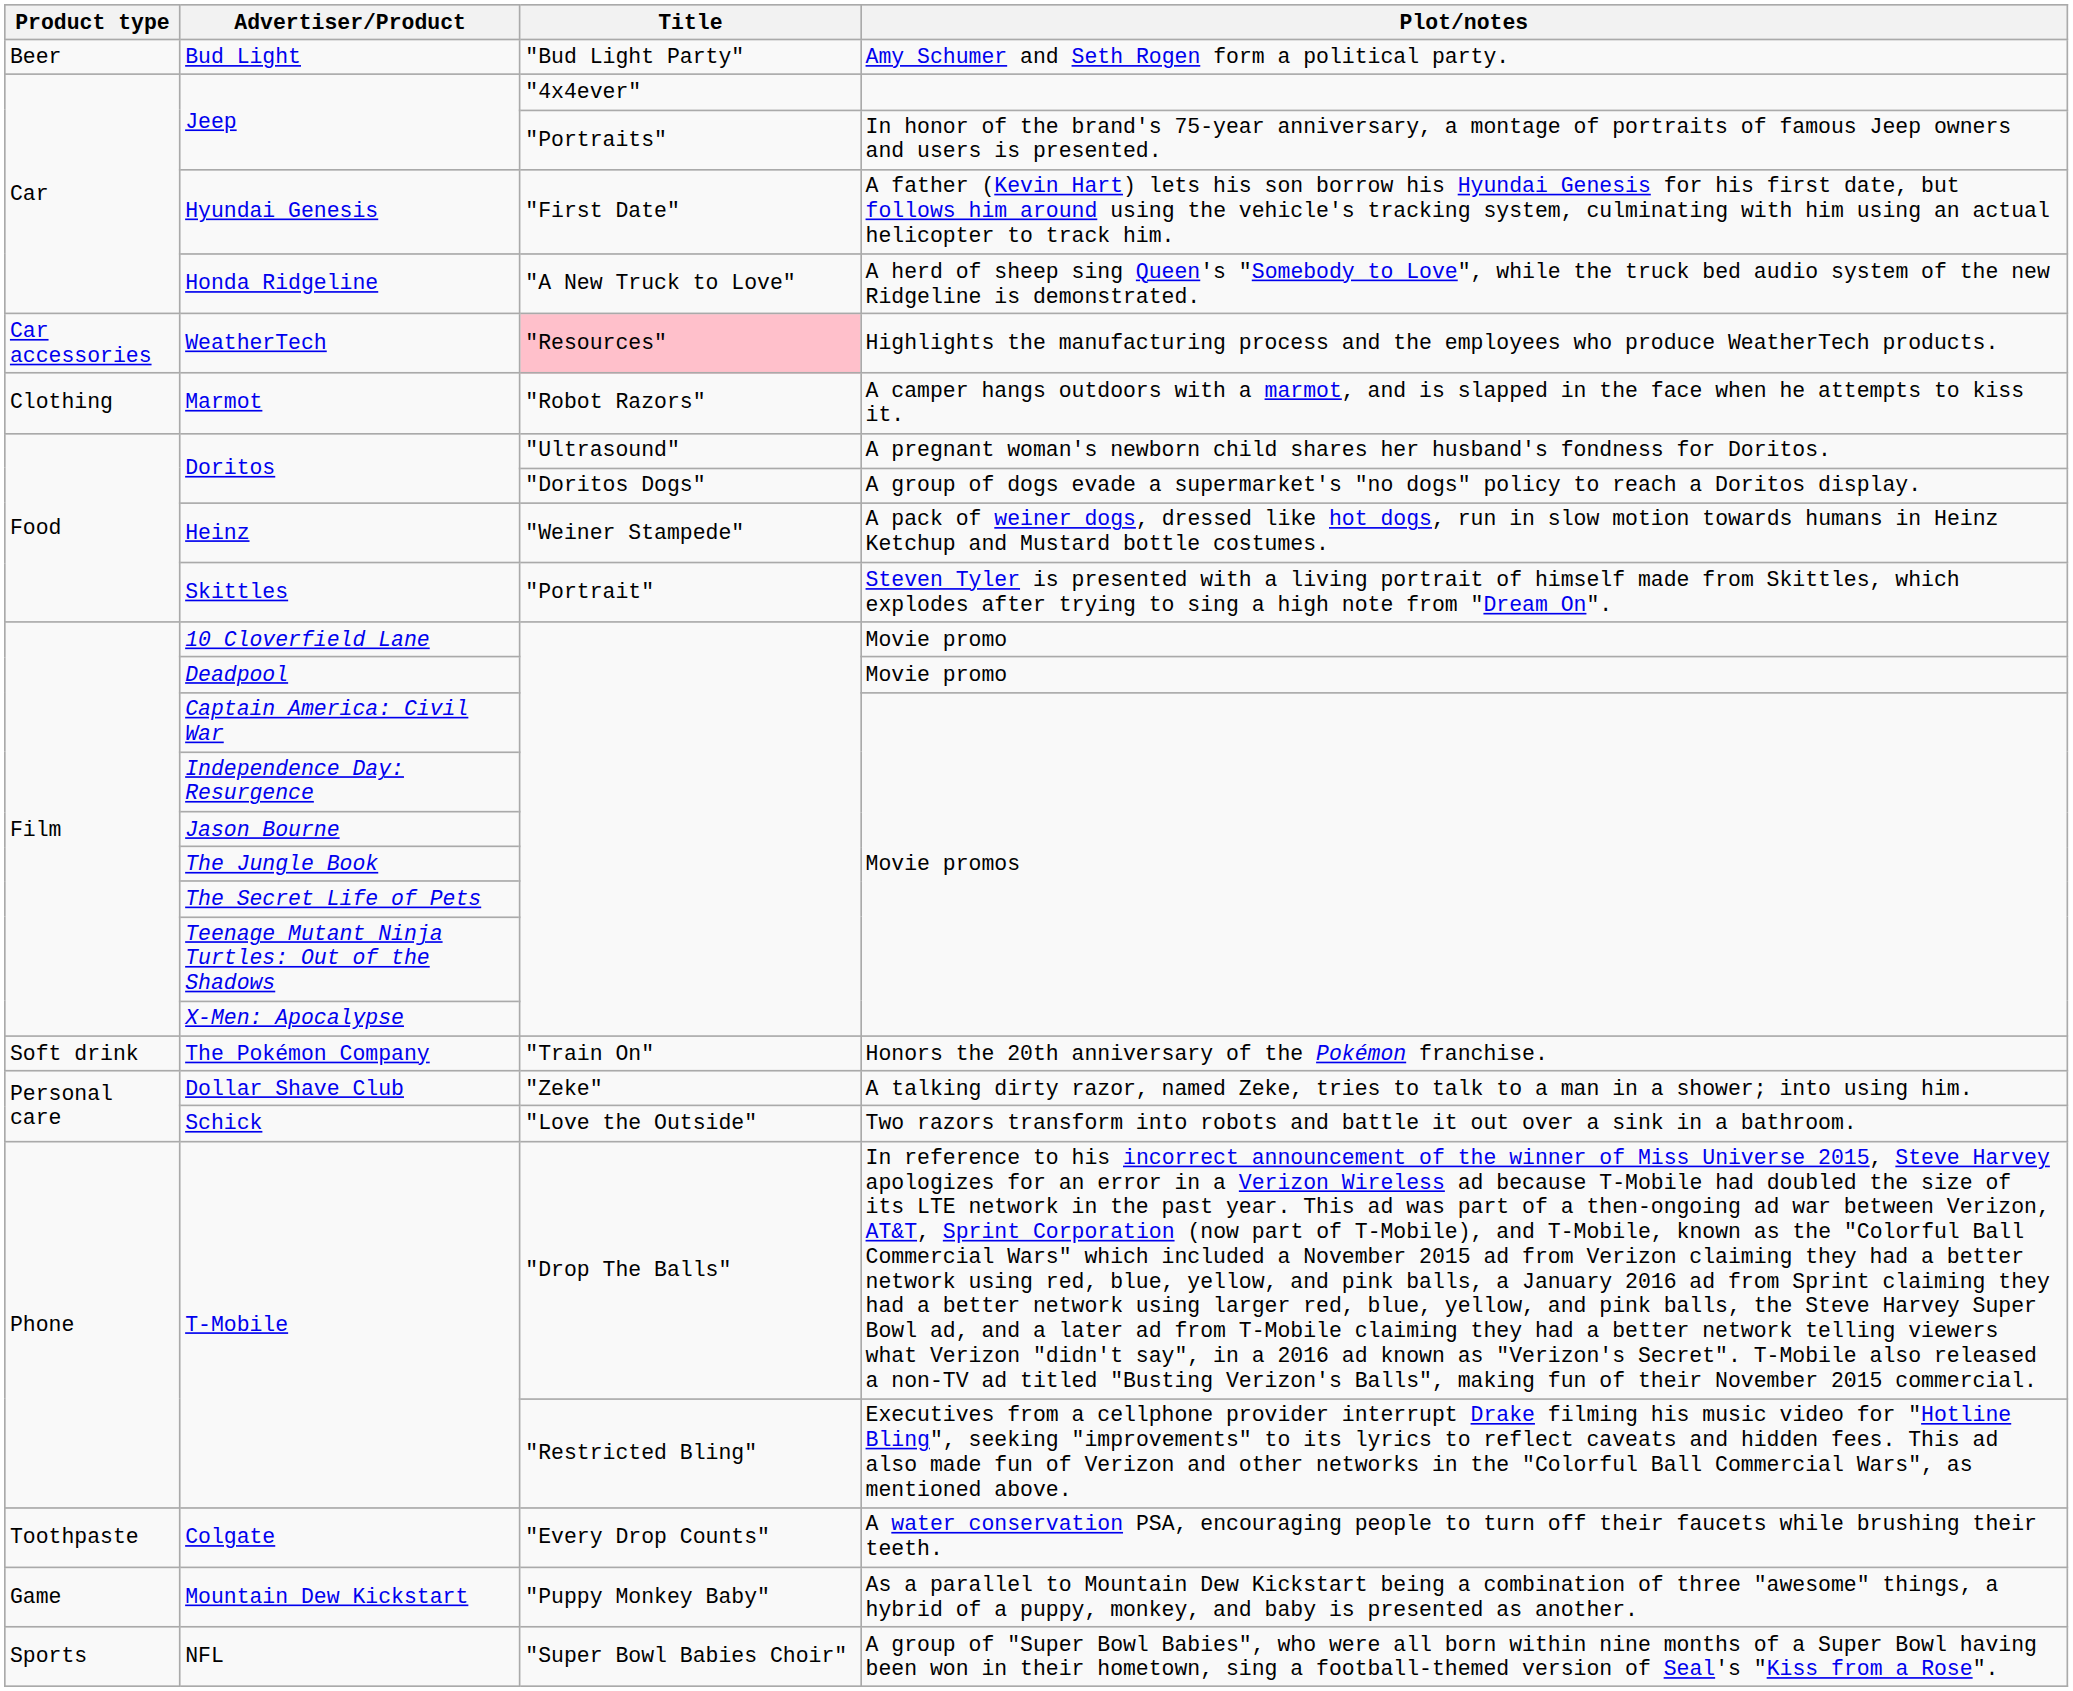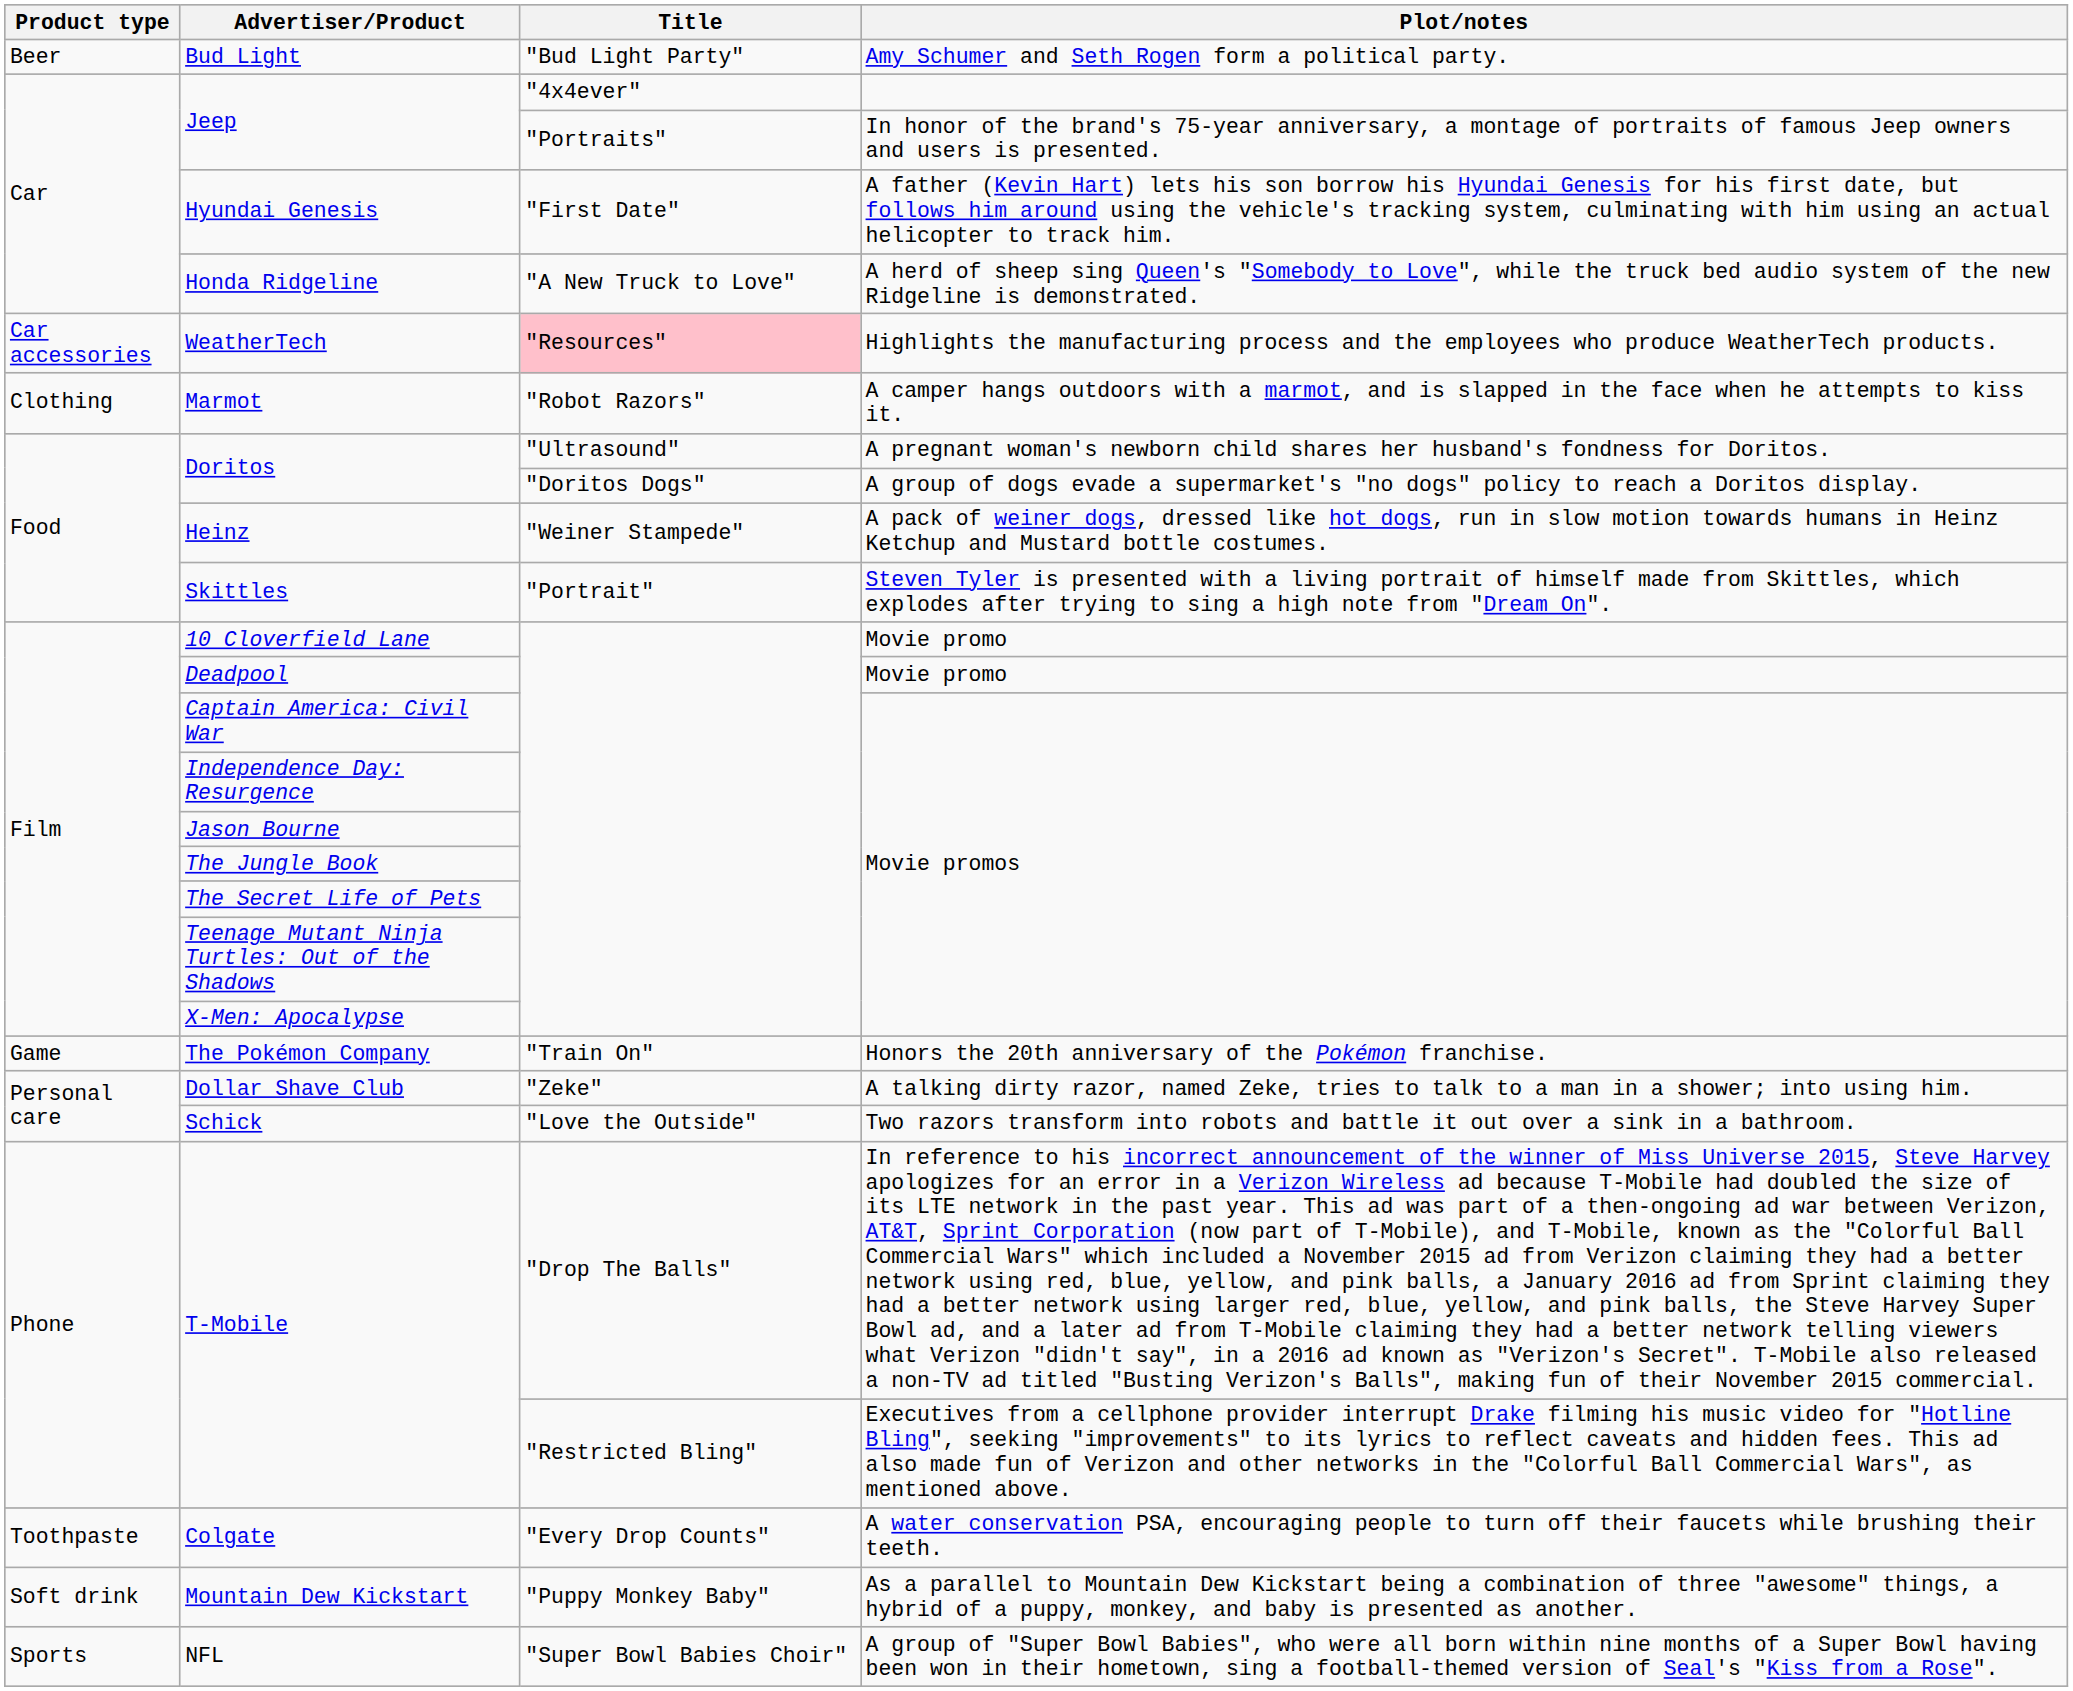(74, 1053) Soft drink -> (36, 1053) Game
(36, 1597) Game -> (74, 1597) Soft drink
